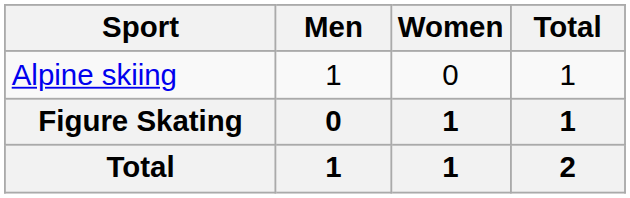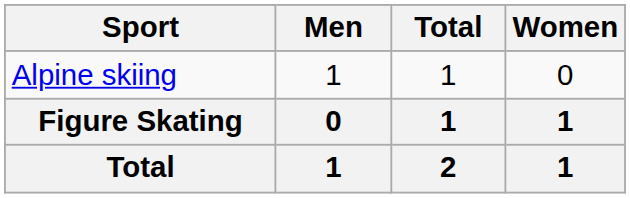columns swapped: (451, 27) <-> (568, 27)
